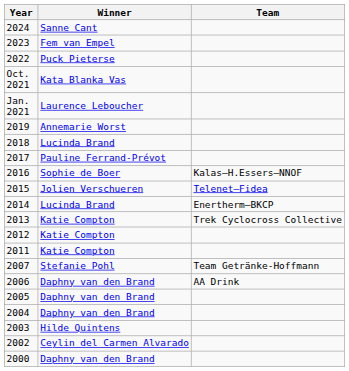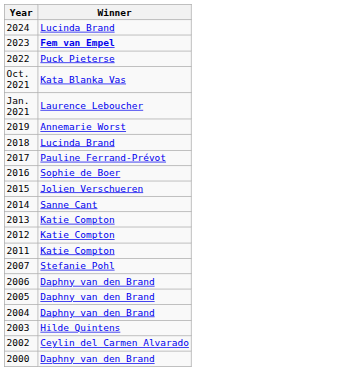- column: (268, 12)
(69, 28) Sanne Cant -> (77, 28) Lucinda Brand
(77, 43) normal -> (77, 43) bold
(77, 204) Lucinda Brand -> (69, 204) Sanne Cant
